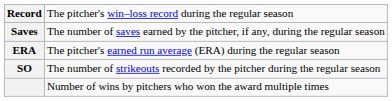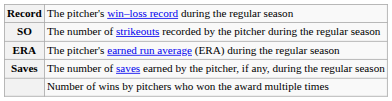rows swapped: (24, 31) <-> (24, 68)
